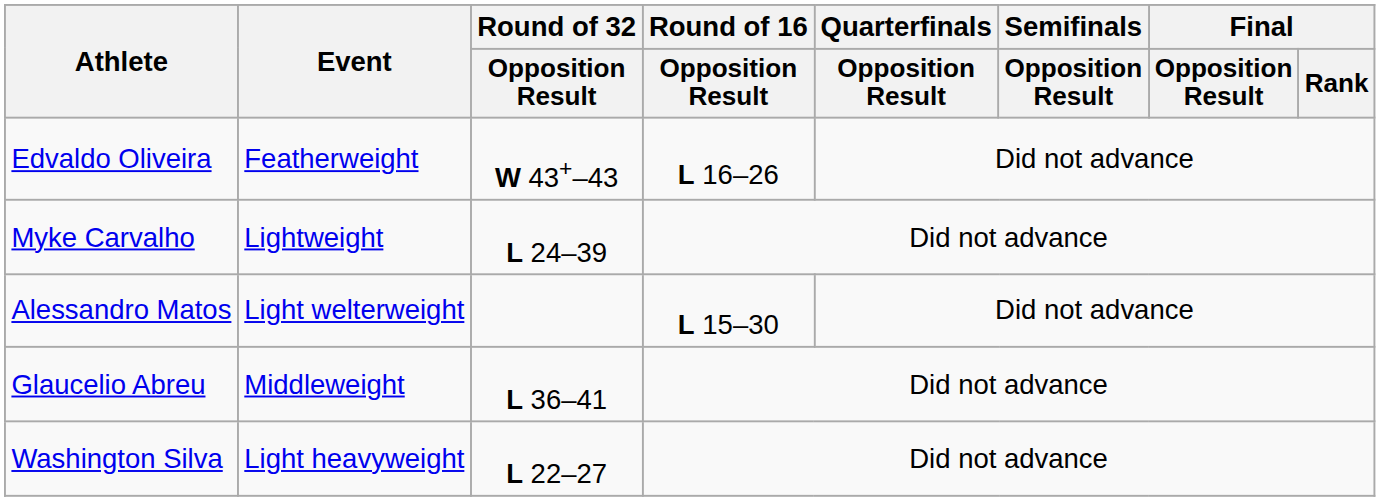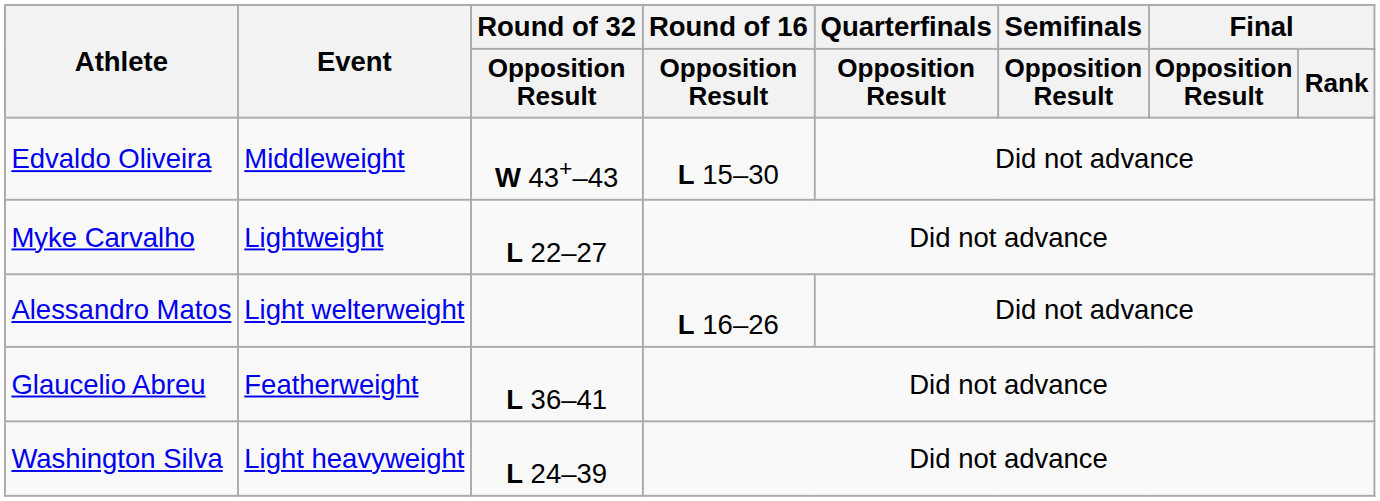(331, 159) Featherweight -> (325, 159) Middleweight
(728, 174) L 16–26 -> (728, 174) L 15–30
(557, 252) L 24–39 -> (557, 252) L 22–27
(728, 326) L 15–30 -> (728, 326) L 16–26
(325, 385) Middleweight -> (331, 385) Featherweight
(557, 474) L 22–27 -> (557, 474) L 24–39
